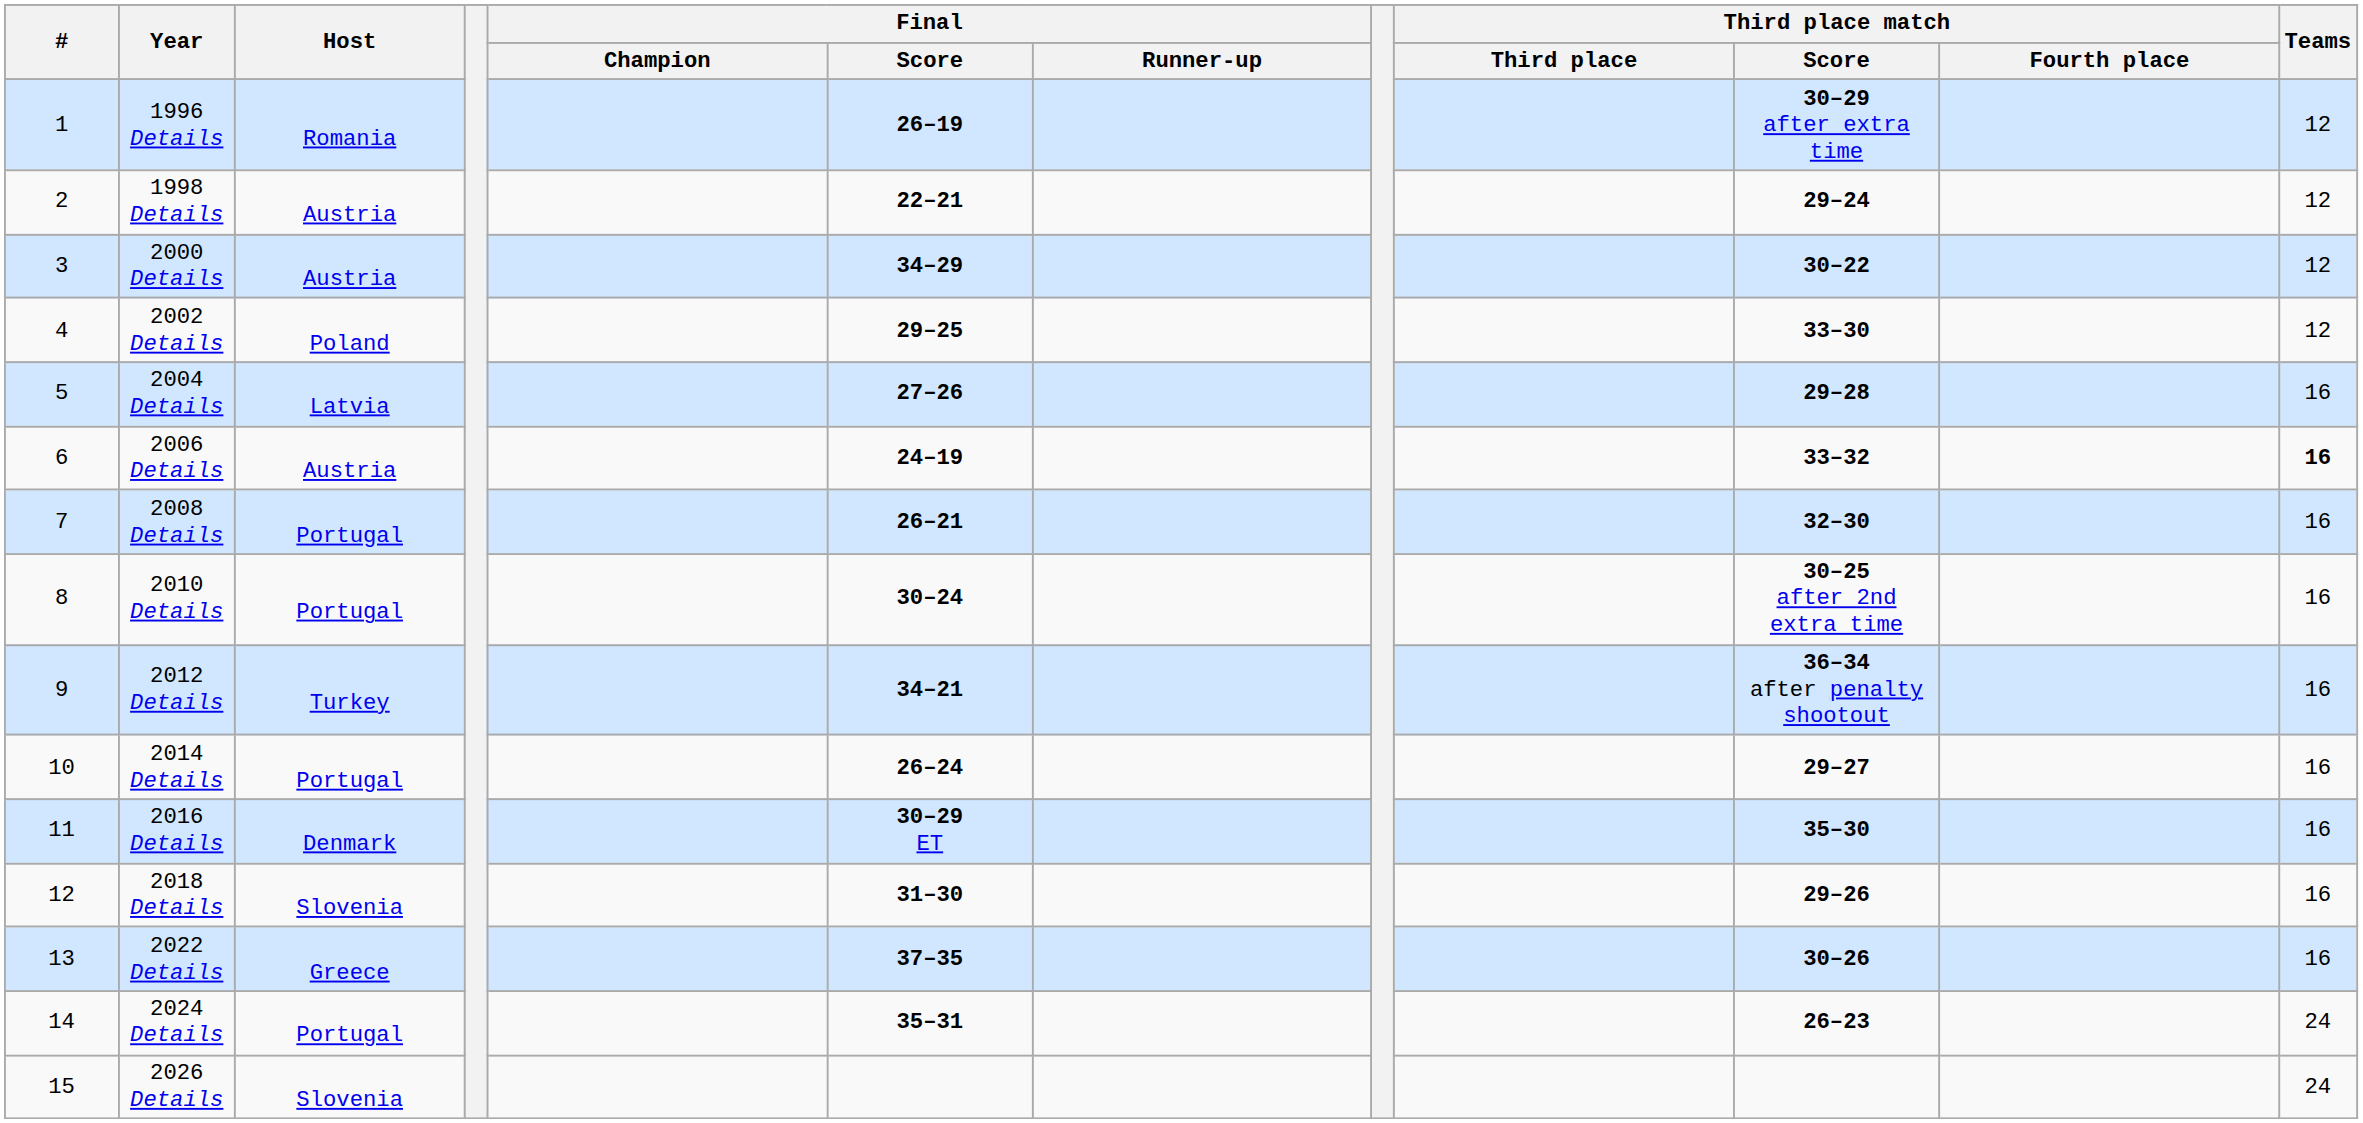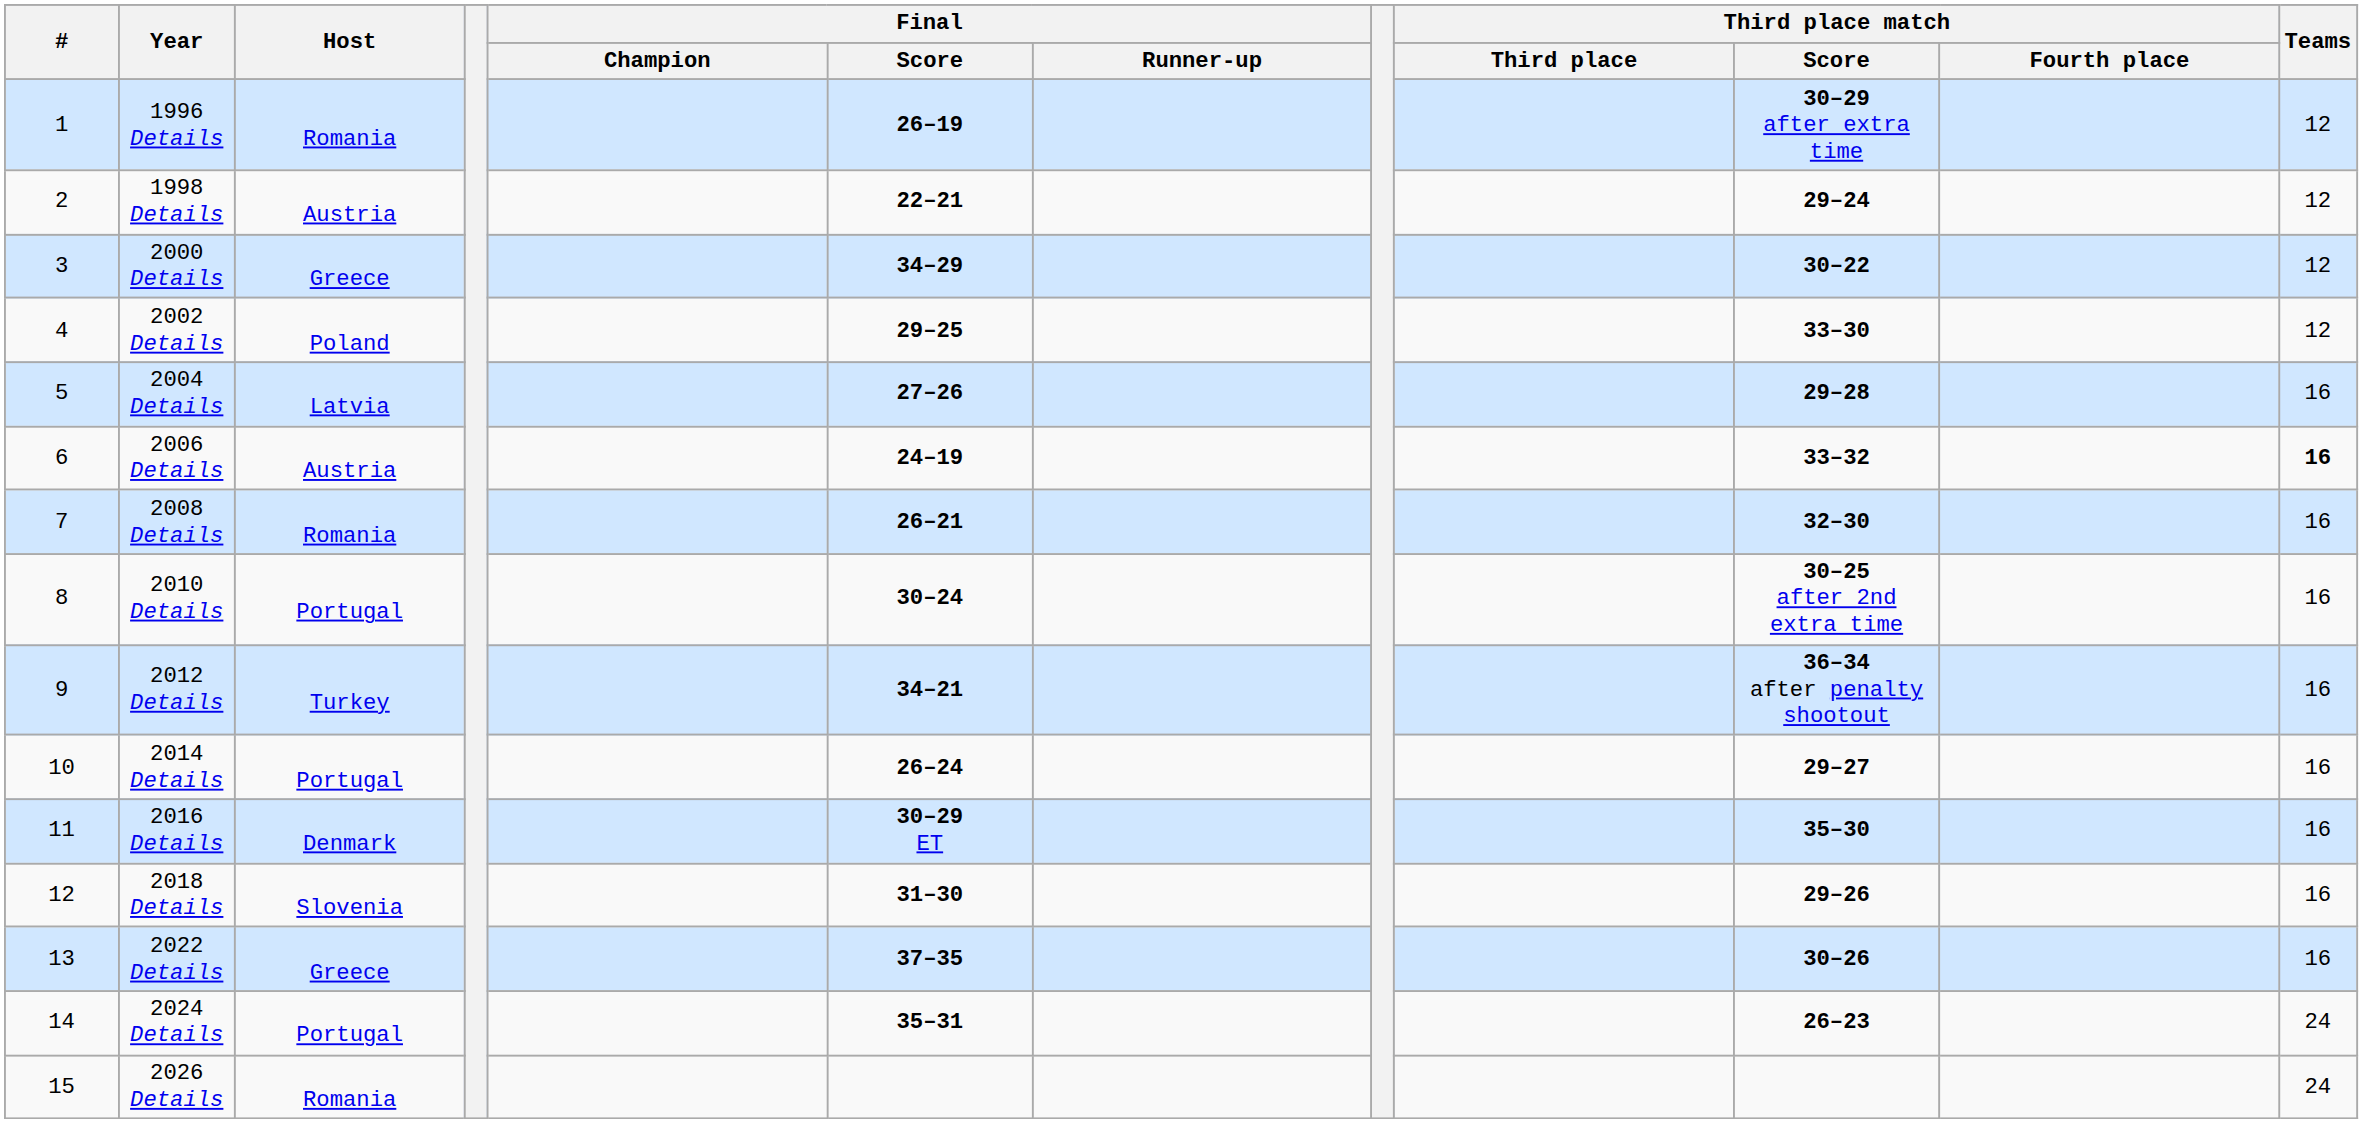(350, 279) Austria -> (350, 279) Greece
(350, 535) Portugal -> (350, 535) Romania
(350, 1100) Slovenia -> (350, 1100) Romania
